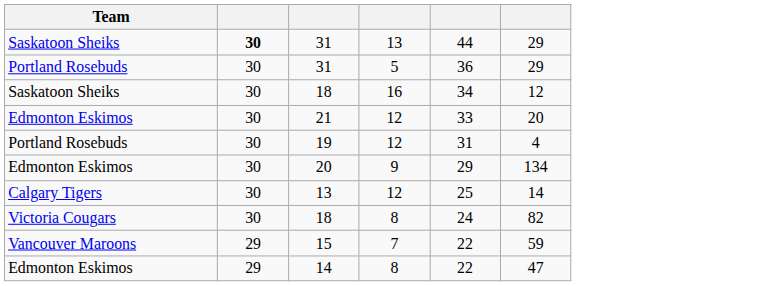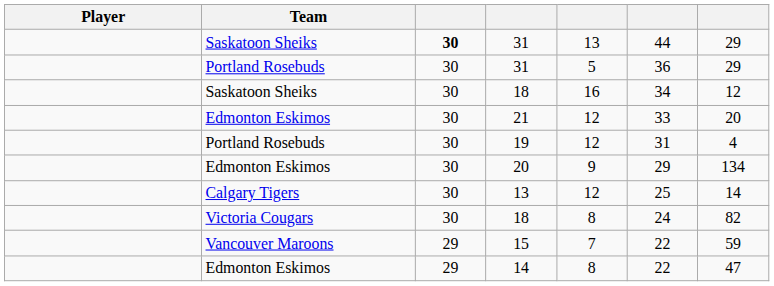+ column: (103, 17)
